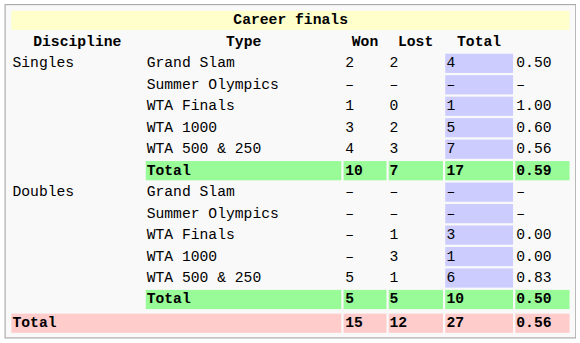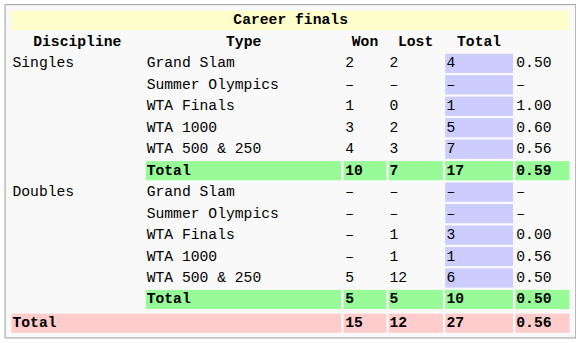(394, 256) 3 -> (394, 256) 1
(534, 256) 0.00 -> (534, 256) 0.56
(394, 278) 1 -> (398, 278) 12
(534, 278) 0.83 -> (534, 278) 0.50
